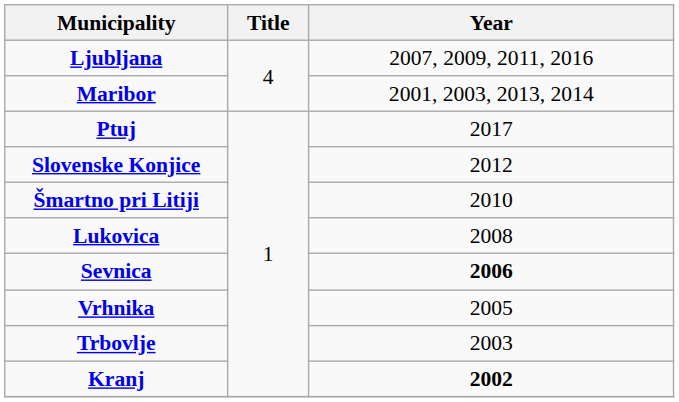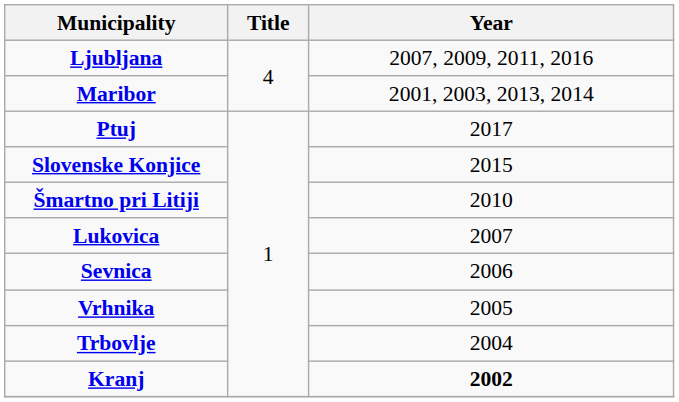(491, 164) 2012 -> (491, 164) 2015
(491, 236) 2008 -> (491, 236) 2007
(491, 271) bold -> (491, 271) normal
(491, 342) 2003 -> (491, 342) 2004
